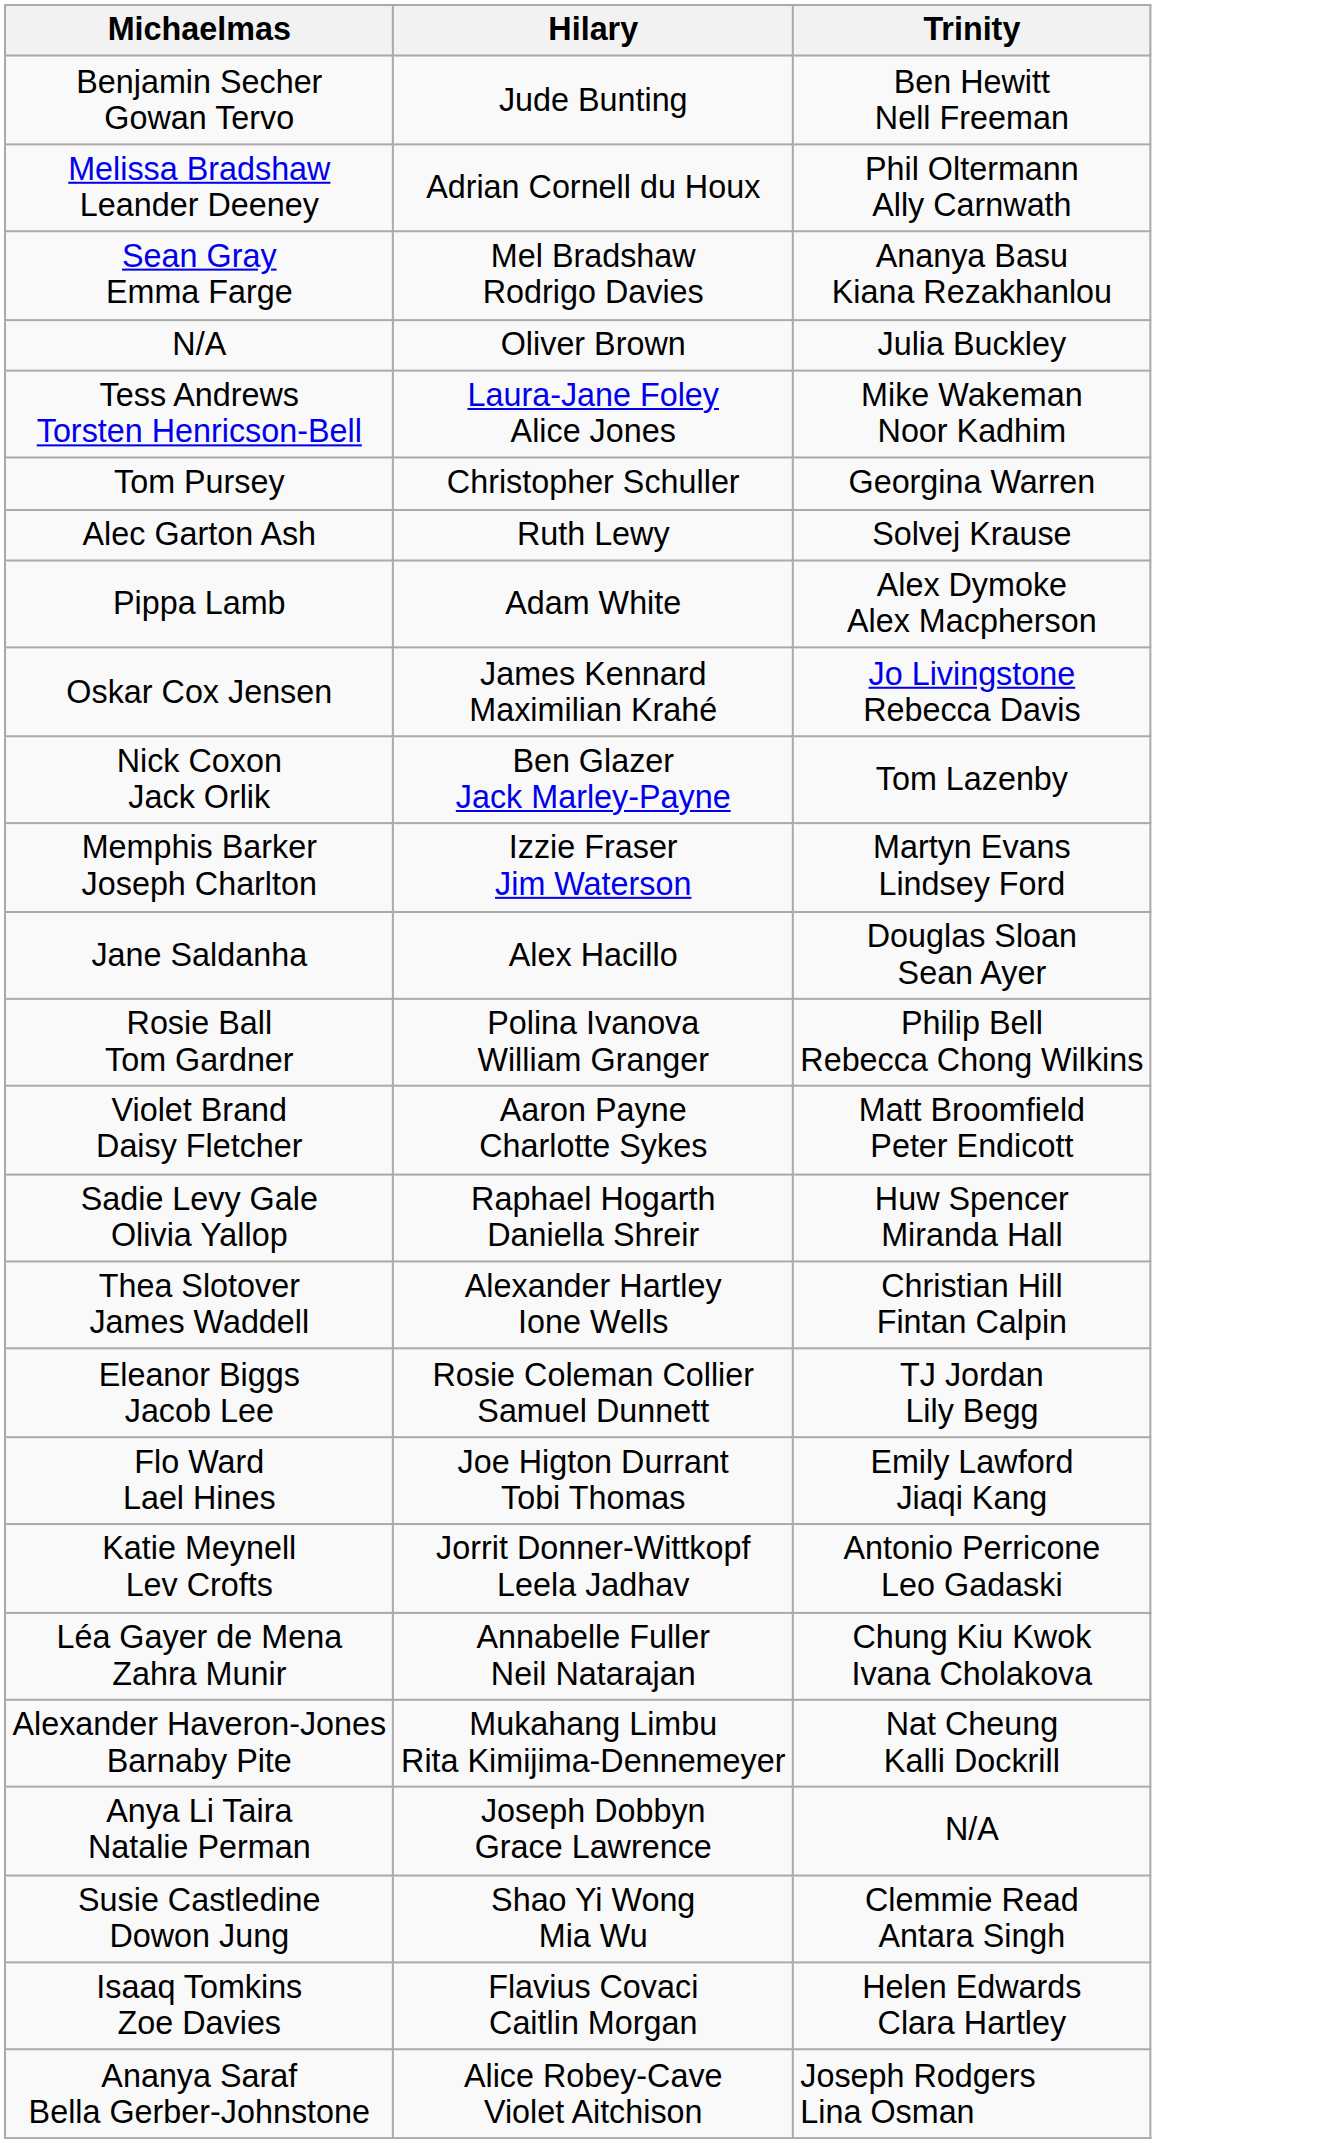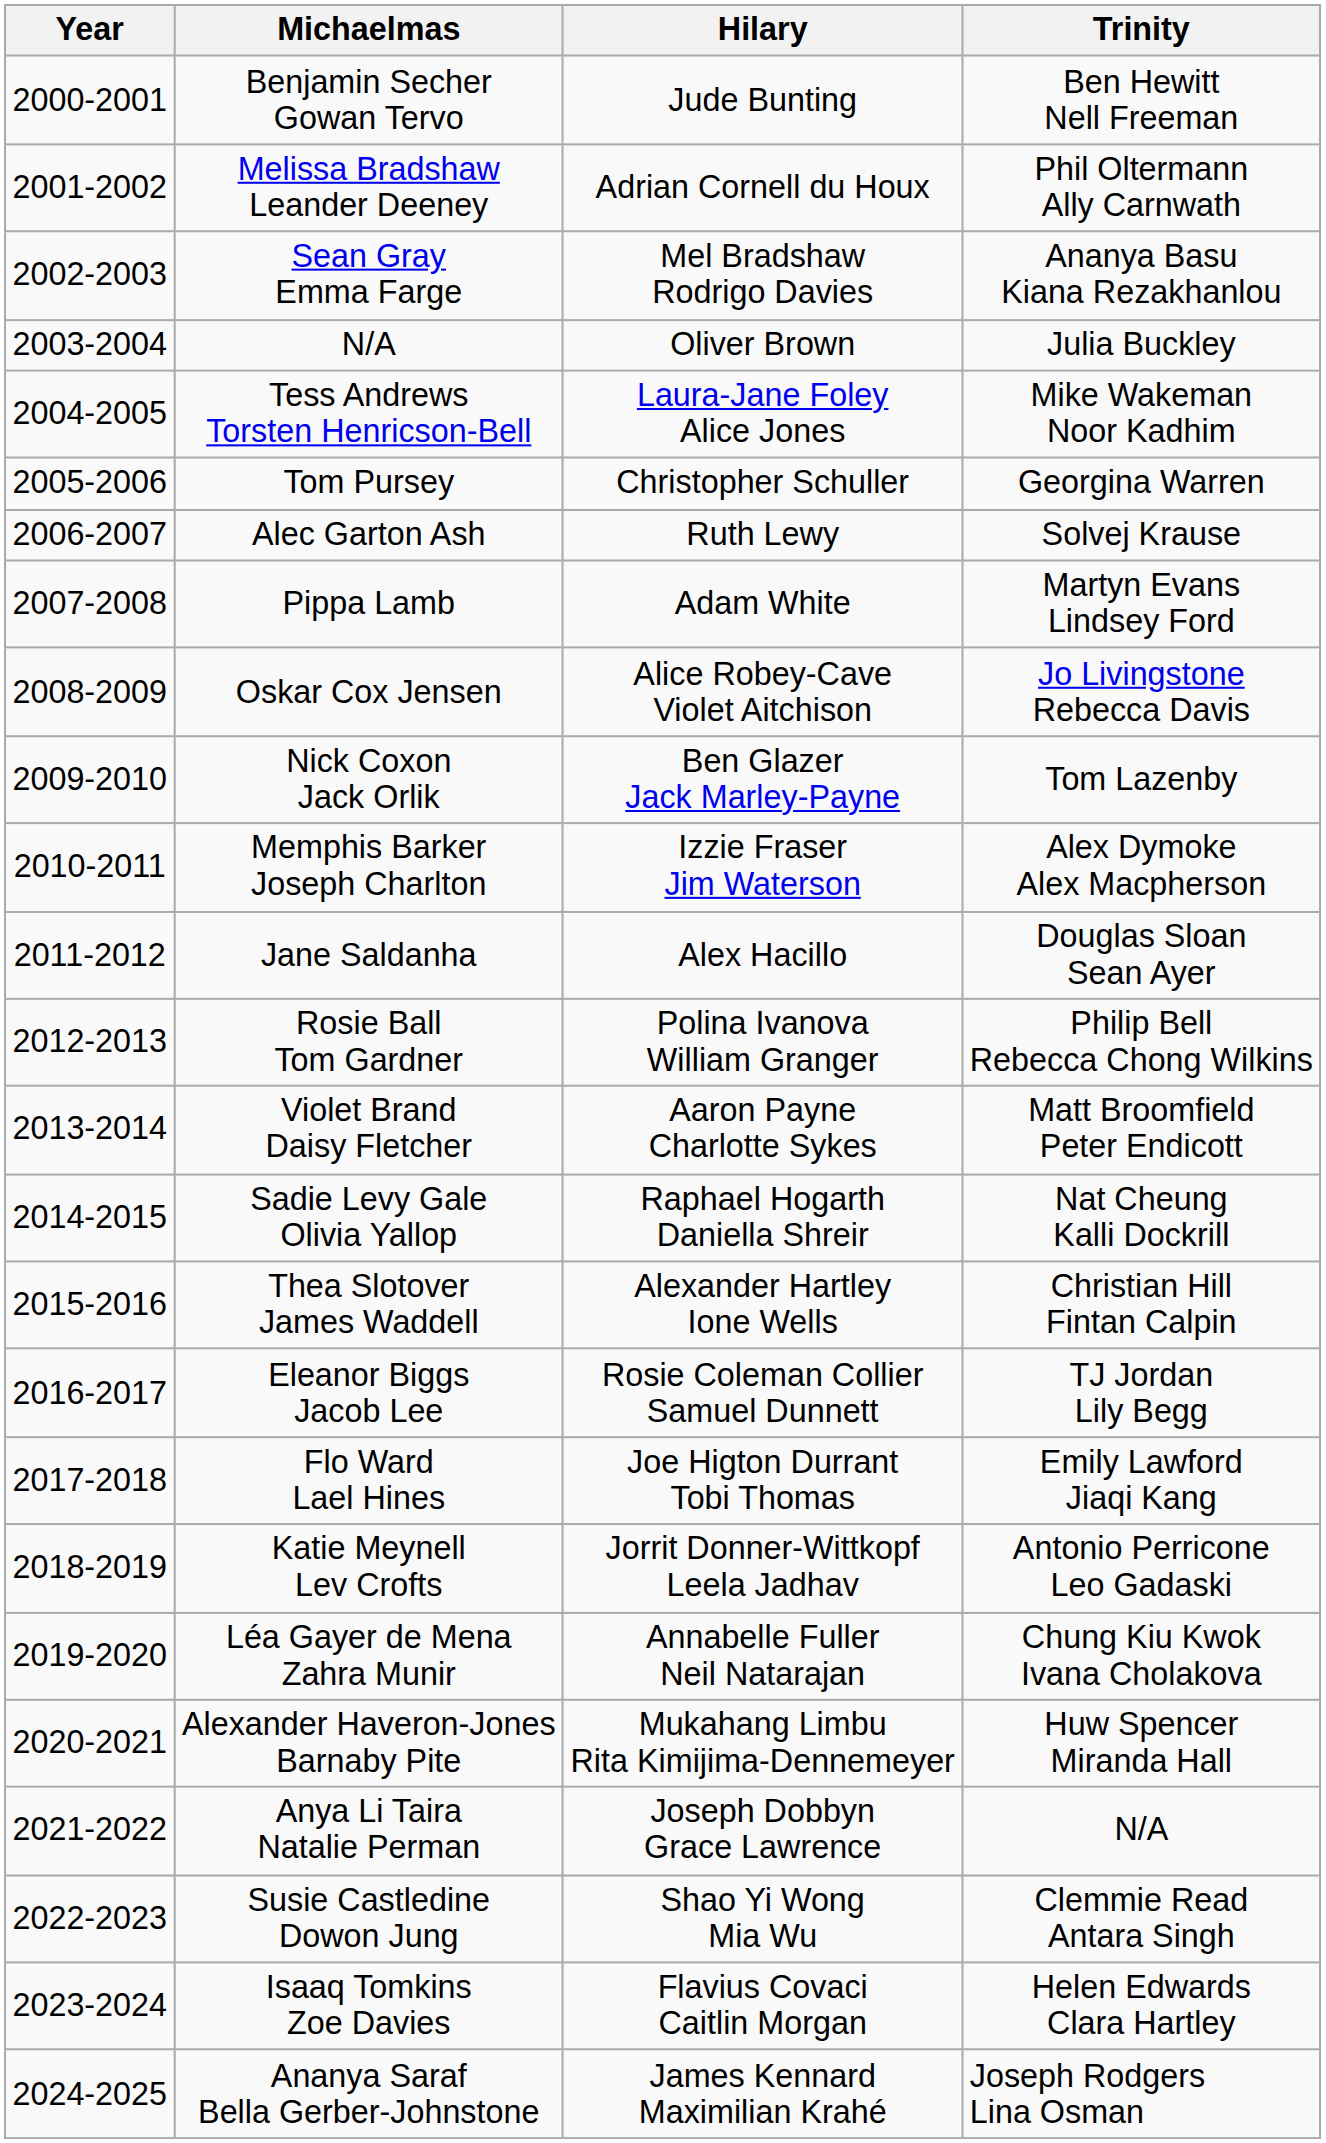+ column: (90, 30)
(972, 603) Alex Dymoke Alex Macpherson -> (1141, 603) Martyn Evans Lindsey Ford
(593, 691) James Kennard Maximilian Krahé -> (763, 691) Alice Robey-Cave Violet Aitchison
(972, 866) Martyn Evans Lindsey Ford -> (1141, 866) Alex Dymoke Alex Macpherson
(972, 1217) Huw Spencer Miranda Hall -> (1141, 1217) Nat Cheung Kalli Dockrill
(972, 1742) Nat Cheung Kalli Dockrill -> (1141, 1742) Huw Spencer Miranda Hall
(593, 2093) Alice Robey-Cave Violet Aitchison -> (763, 2093) James Kennard Maximilian Krahé
